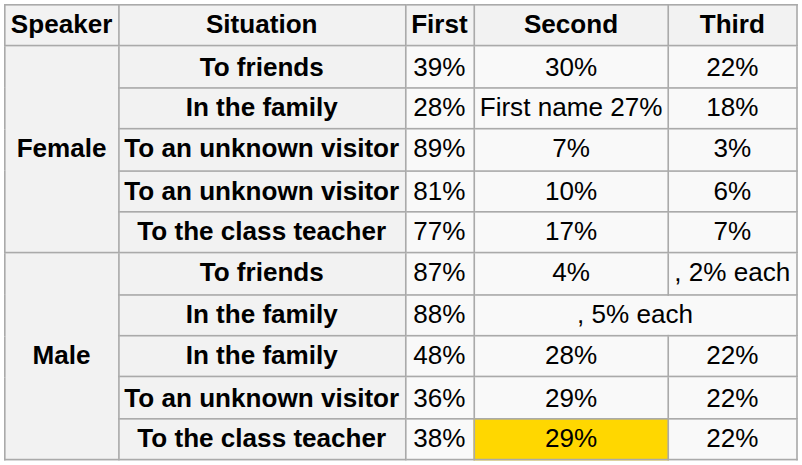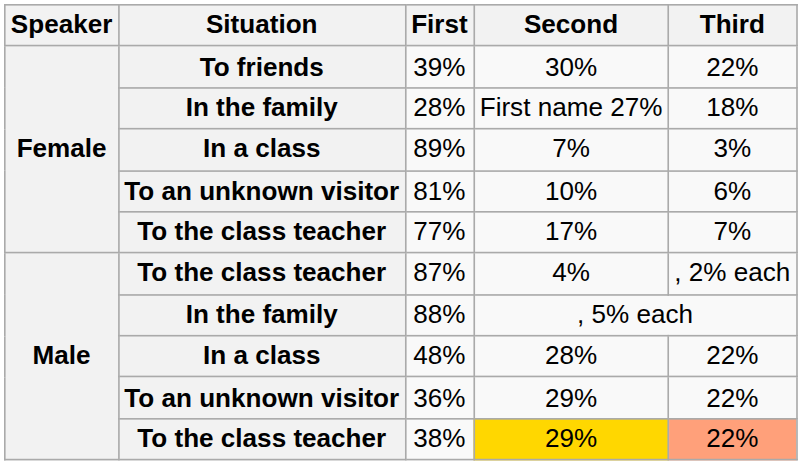(262, 149) To an unknown visitor -> (262, 149) In a class
(262, 273) To friends -> (262, 273) To the class teacher
(262, 356) In the family -> (262, 356) In a class
(732, 438) no background -> (732, 438) lightsalmon background
